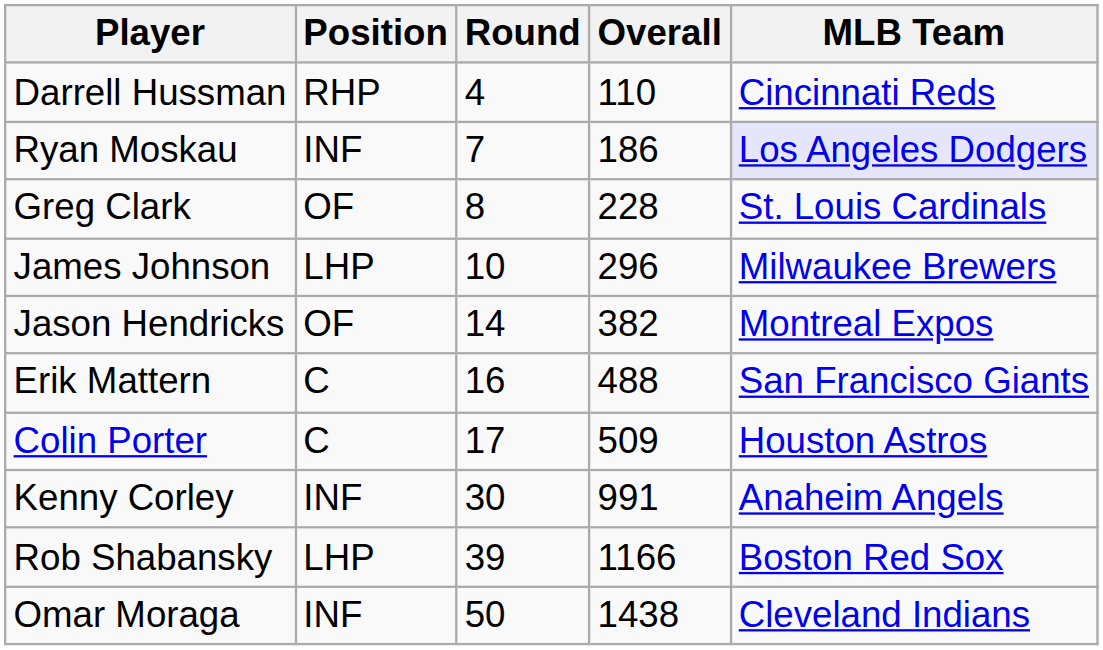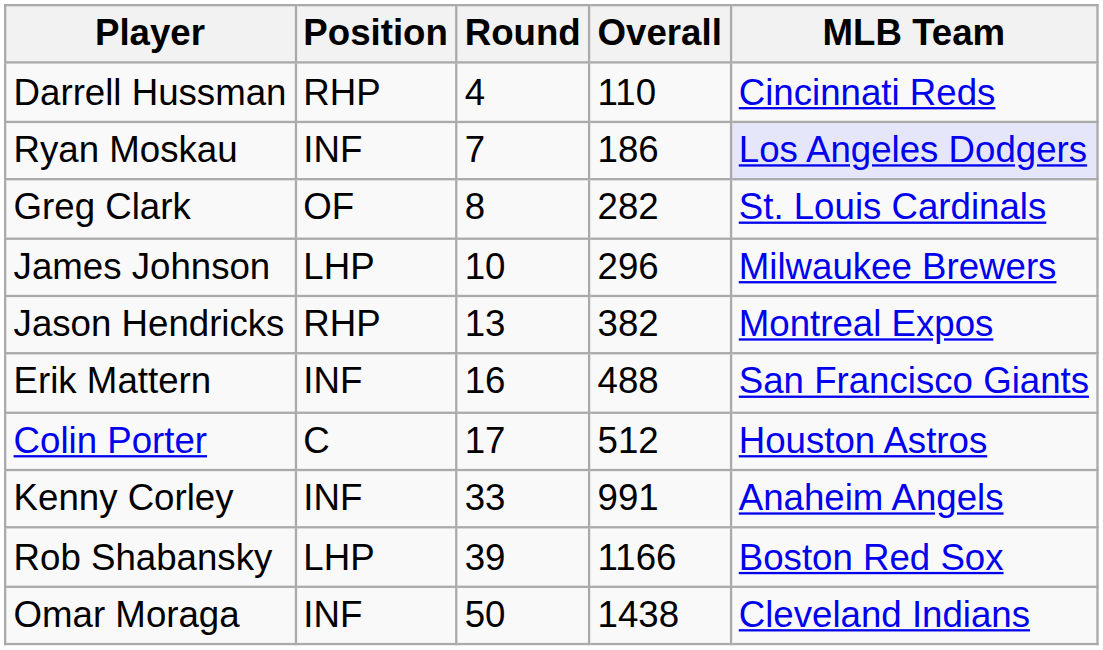(628, 207) 228 -> (628, 207) 282
(329, 324) OF -> (342, 324) RHP
(485, 324) 14 -> (485, 324) 13
(317, 382) C -> (333, 382) INF
(628, 440) 509 -> (628, 440) 512
(485, 498) 30 -> (485, 498) 33
